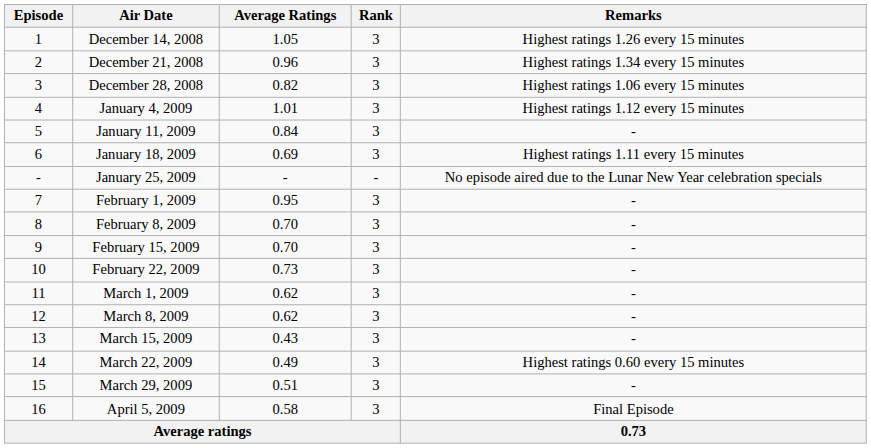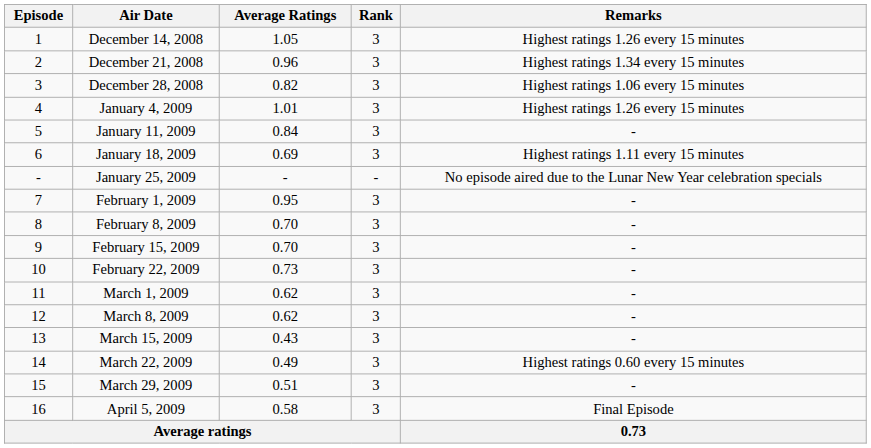(633, 108) Highest ratings 1.12 every 15 minutes -> (633, 108) Highest ratings 1.26 every 15 minutes
